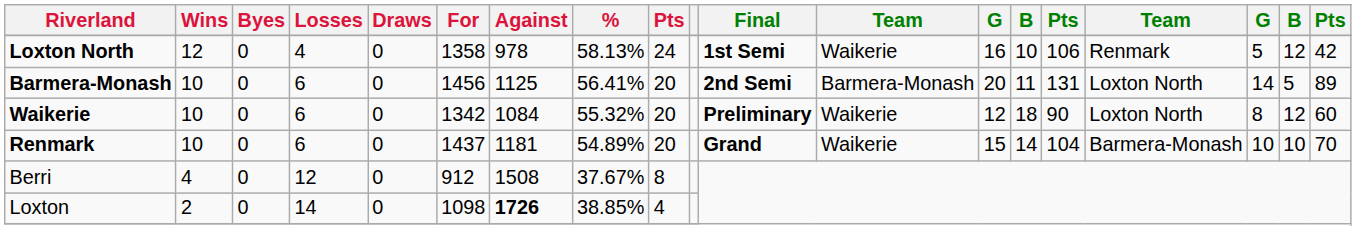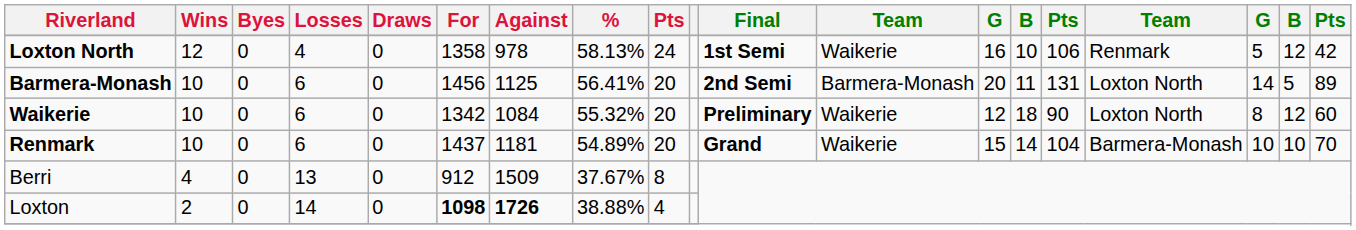(305, 176) 12 -> (305, 176) 13
(517, 176) 1508 -> (517, 176) 1509
(463, 208) normal -> (463, 208) bold
(611, 208) 38.85% -> (611, 208) 38.88%
